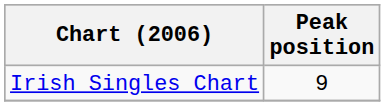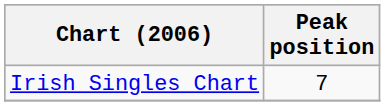(322, 83) 9 -> (322, 83) 7
